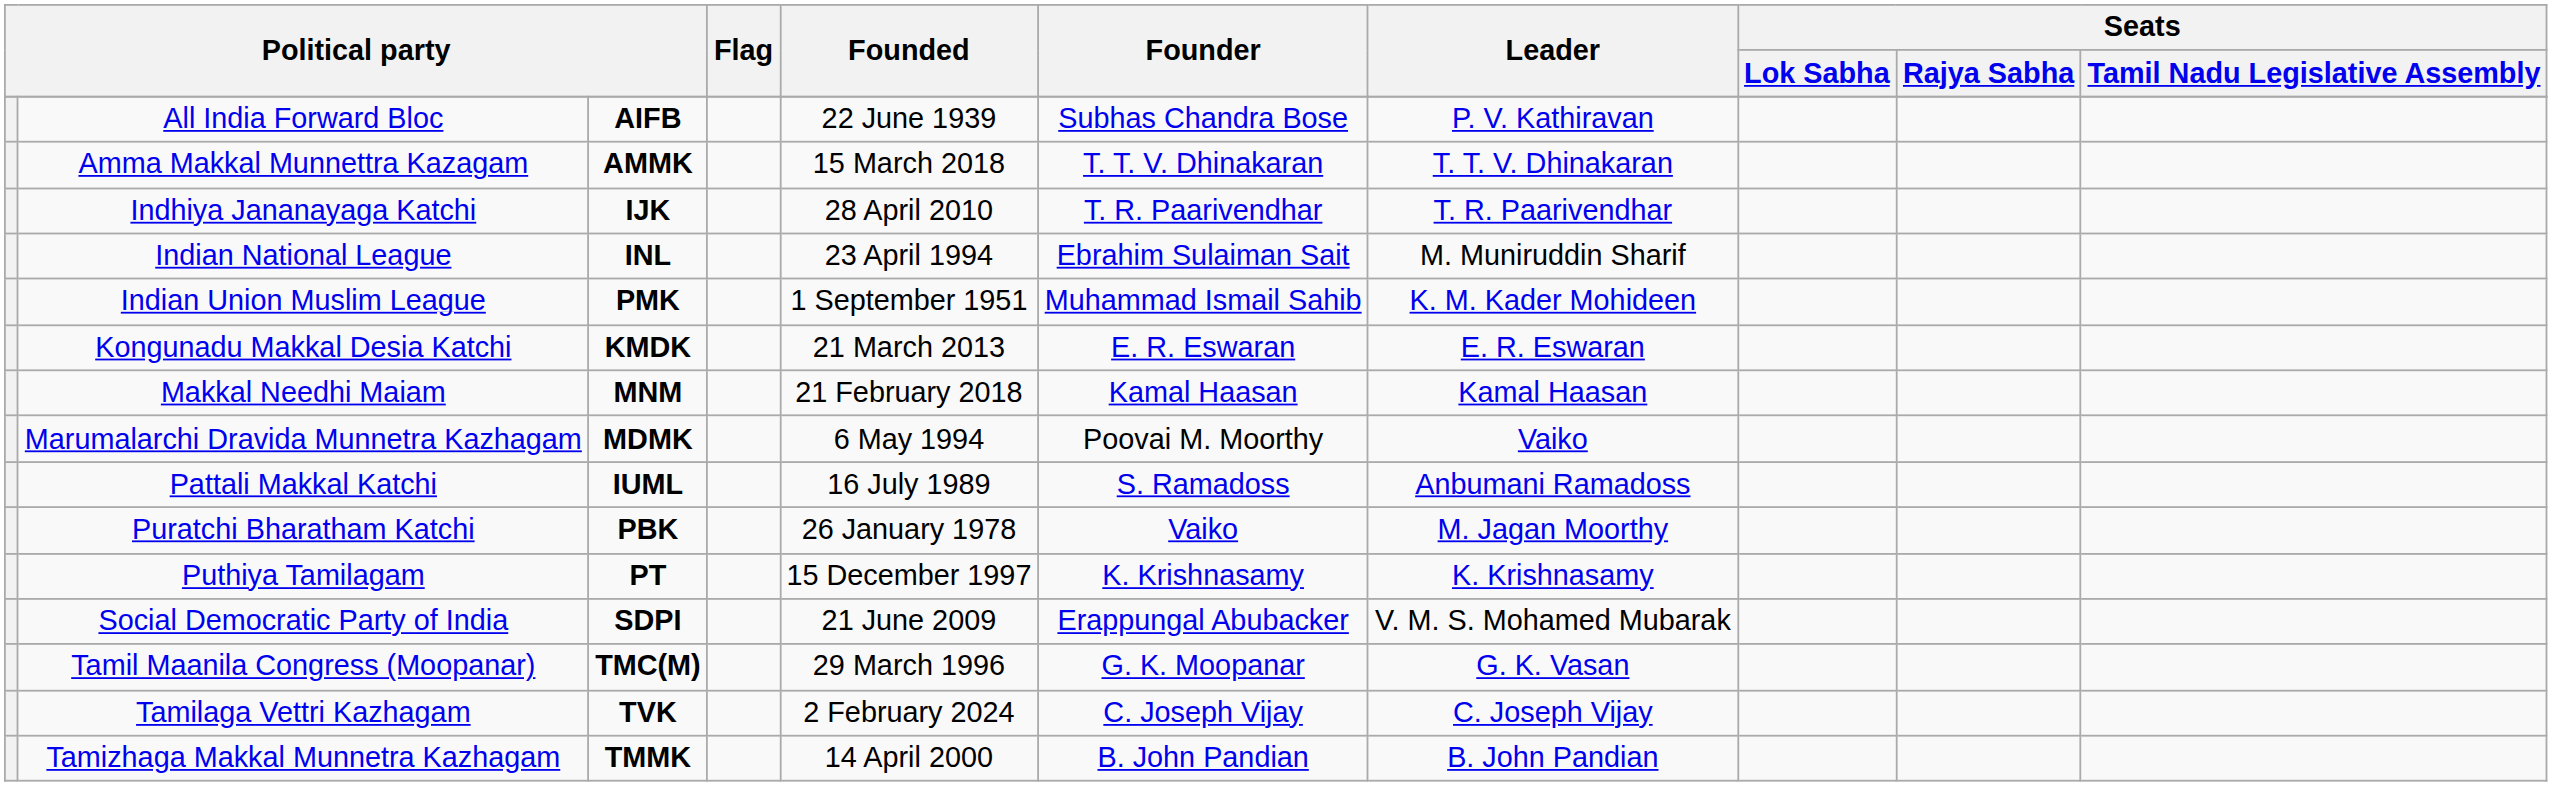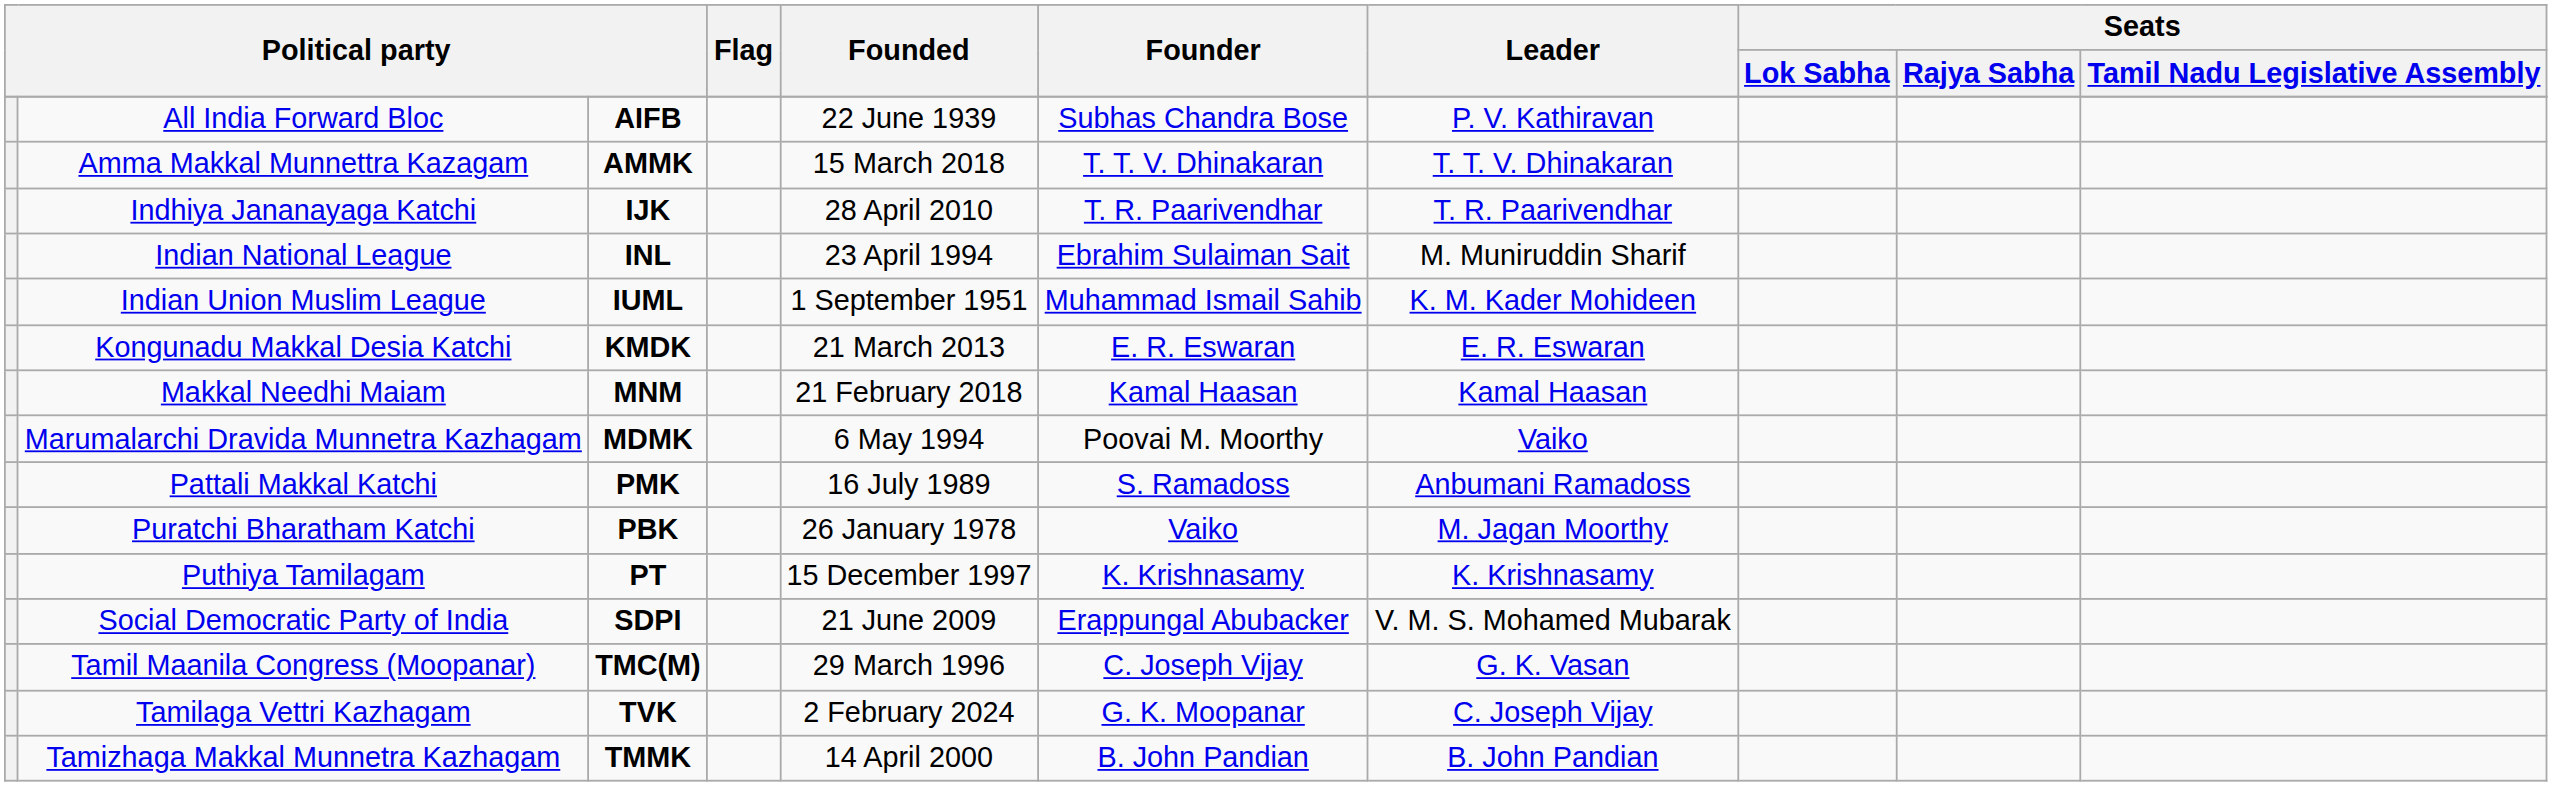(648, 301) PMK -> (648, 301) IUML
(648, 484) IUML -> (648, 484) PMK
(1203, 666) G. K. Moopanar -> (1203, 666) C. Joseph Vijay
(1203, 712) C. Joseph Vijay -> (1203, 712) G. K. Moopanar
